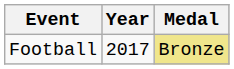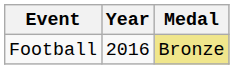(128, 50) 2017 -> (128, 50) 2016
